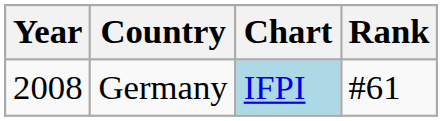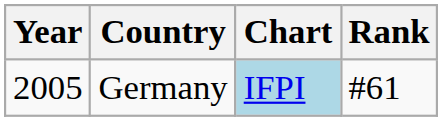(48, 87) 2008 -> (48, 87) 2005
